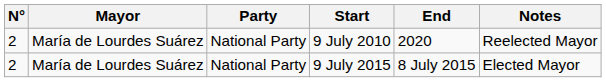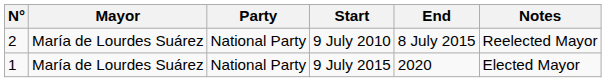(415, 40) 2020 -> (437, 40) 8 July 2015
(12, 64) 2 -> (12, 64) 1
(437, 64) 8 July 2015 -> (415, 64) 2020
